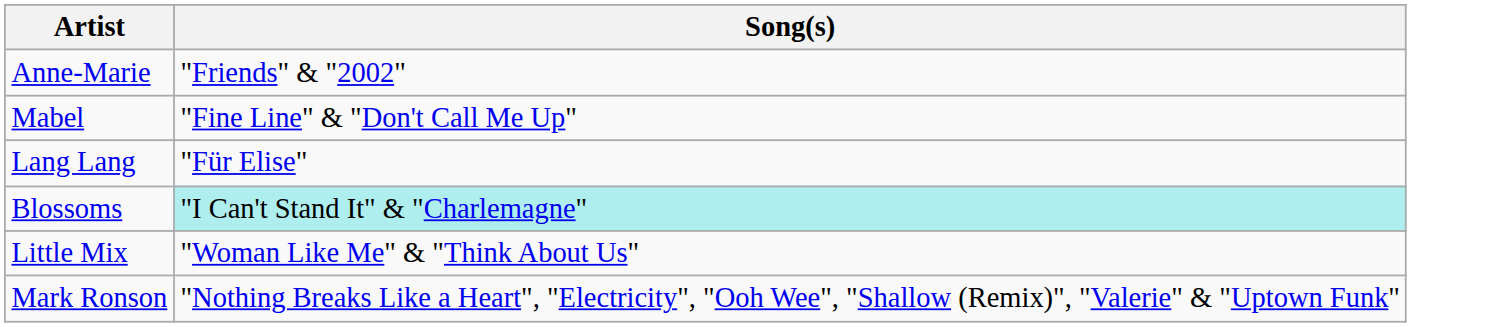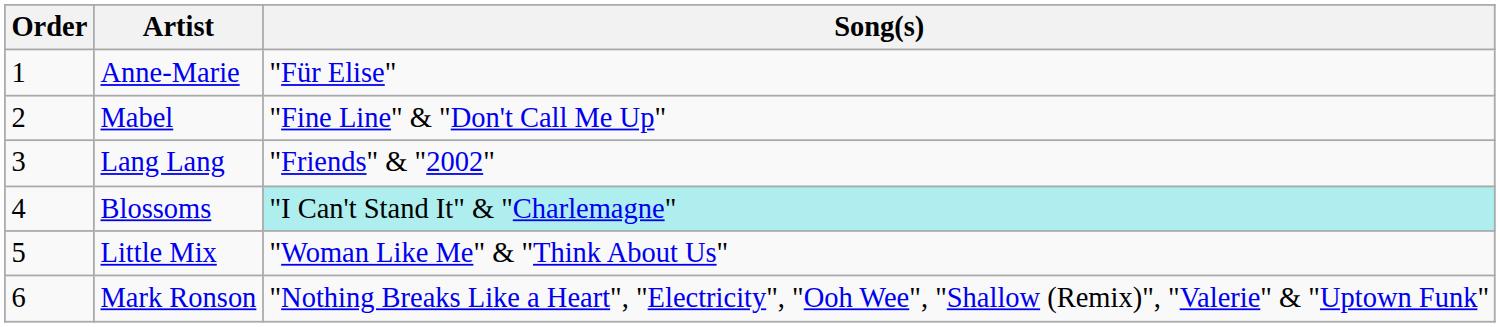+ column: (49, 27)
(293, 72) "Friends" & "2002" -> (333, 72) "Für Elise"
(244, 162) "Für Elise" -> (382, 162) "Friends" & "2002"
